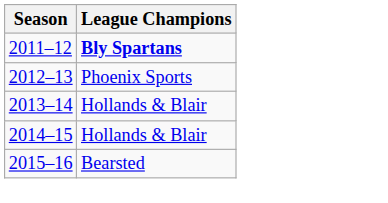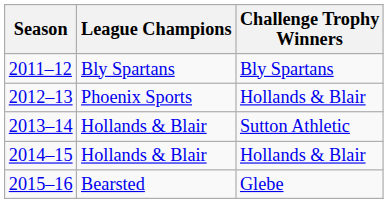+ column: (310, 29)
(131, 47) bold -> (128, 68) normal
